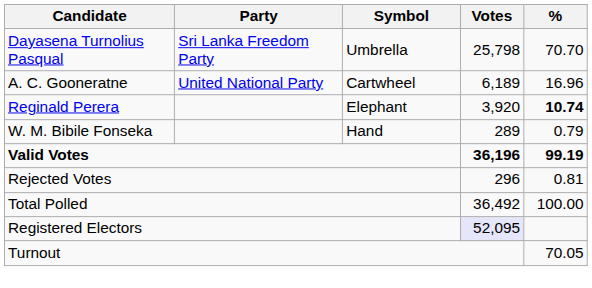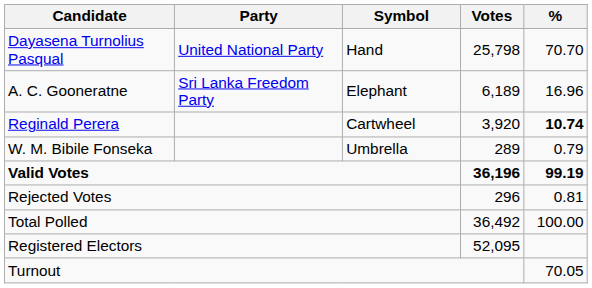(243, 49) Sri Lanka Freedom Party -> (251, 49) United National Party
(377, 49) Umbrella -> (365, 49) Hand
(251, 82) United National Party -> (243, 91) Sri Lanka Freedom Party
(381, 82) Cartwheel -> (377, 91) Elephant
(377, 107) Elephant -> (381, 124) Cartwheel
(365, 131) Hand -> (377, 148) Umbrella
(497, 228) lavender background -> (497, 246) no background
